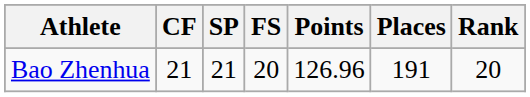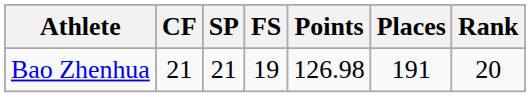(266, 69) 20 -> (266, 69) 19
(329, 69) 126.96 -> (329, 69) 126.98
